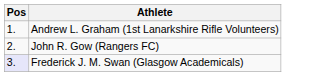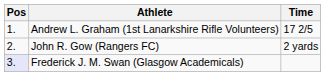+ column: (301, 12)
